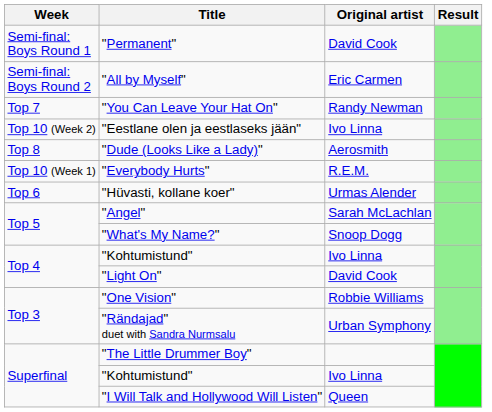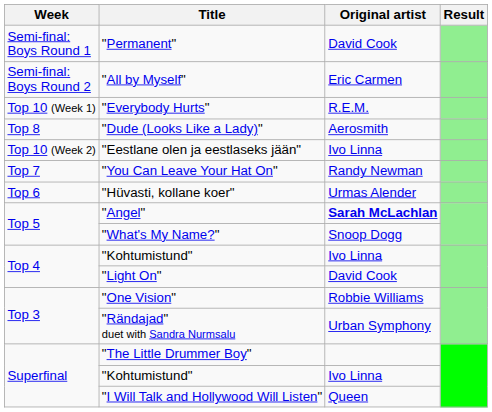rows swapped: (52, 171) <-> (24, 108)
rows swapped: (52, 129) <-> (24, 150)
(380, 213) normal -> (383, 213) bold
